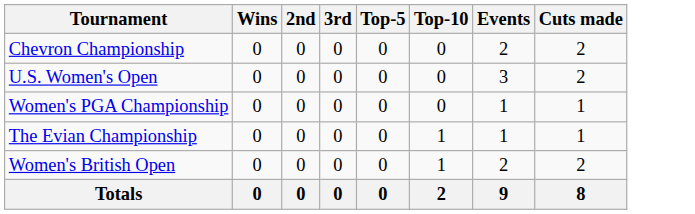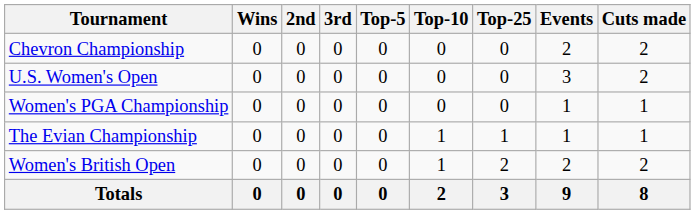+ column: (504, 19)
